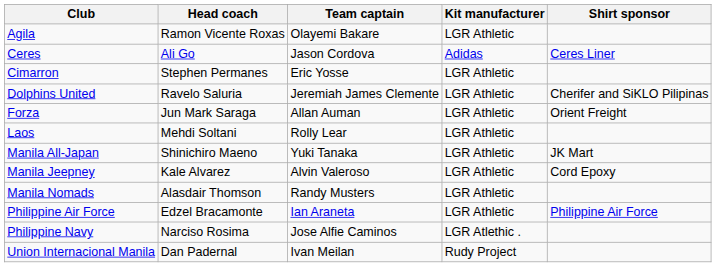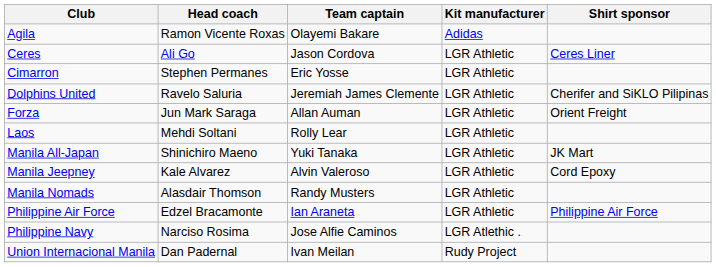(479, 34) LGR Athletic -> (464, 34) Adidas
(464, 53) Adidas -> (479, 53) LGR Athletic
